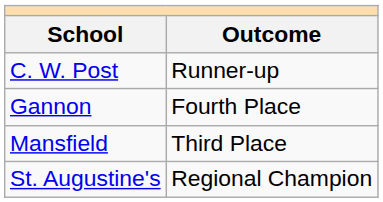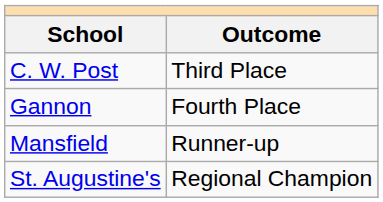(225, 70) Runner-up -> (229, 70) Third Place
(229, 142) Third Place -> (225, 142) Runner-up
